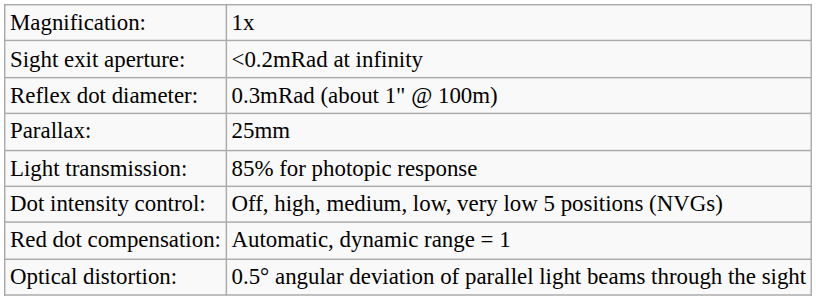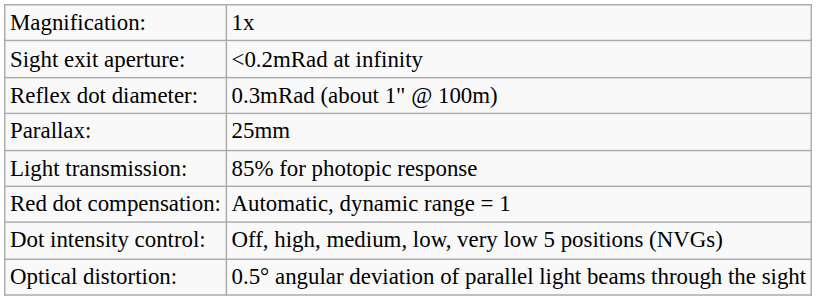rows swapped: (115, 240) <-> (108, 204)
